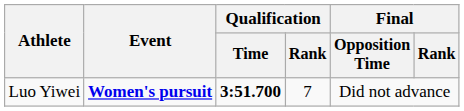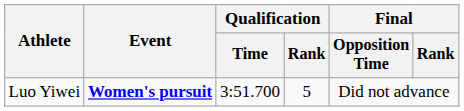(251, 92) bold -> (250, 92) normal
(308, 92) 7 -> (307, 92) 5
